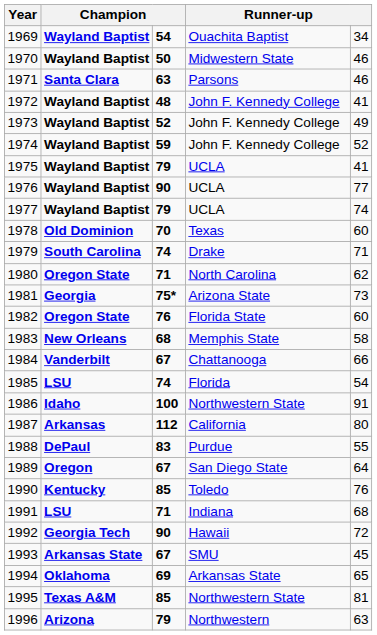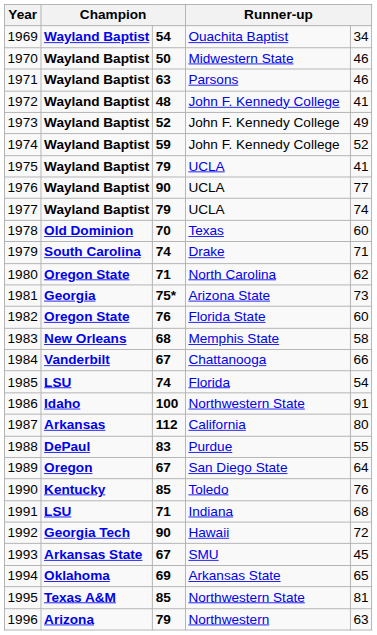(82, 79) Santa Clara -> (97, 79) Wayland Baptist
